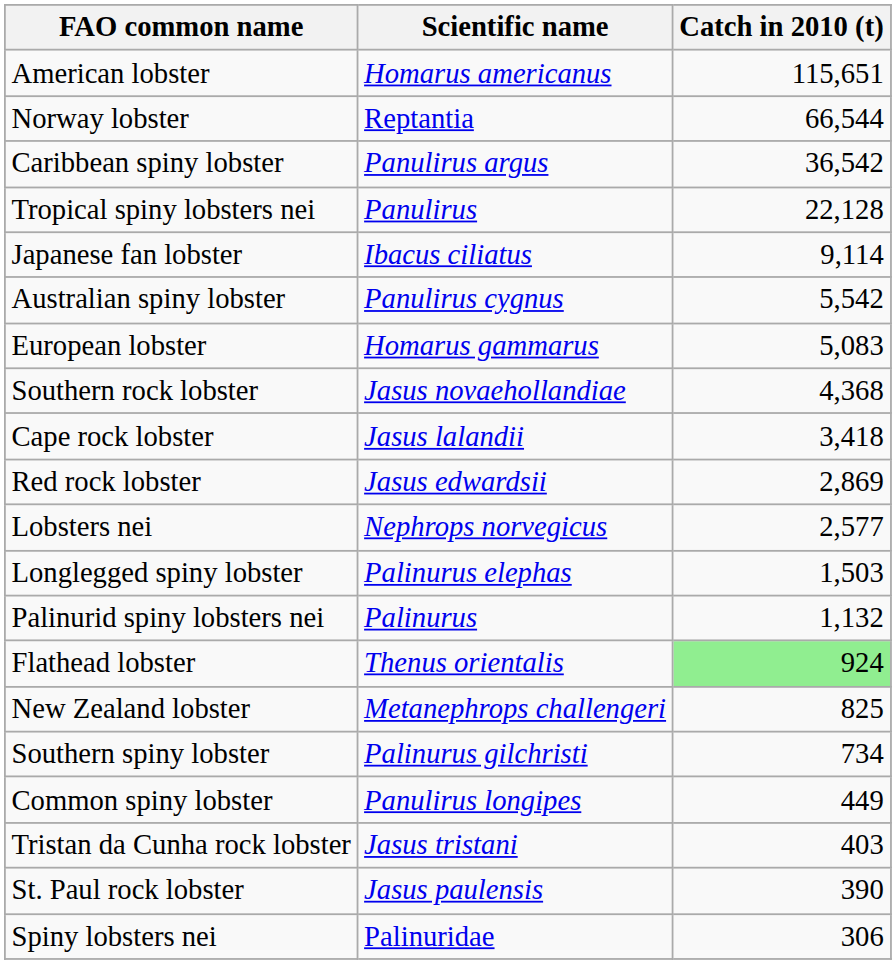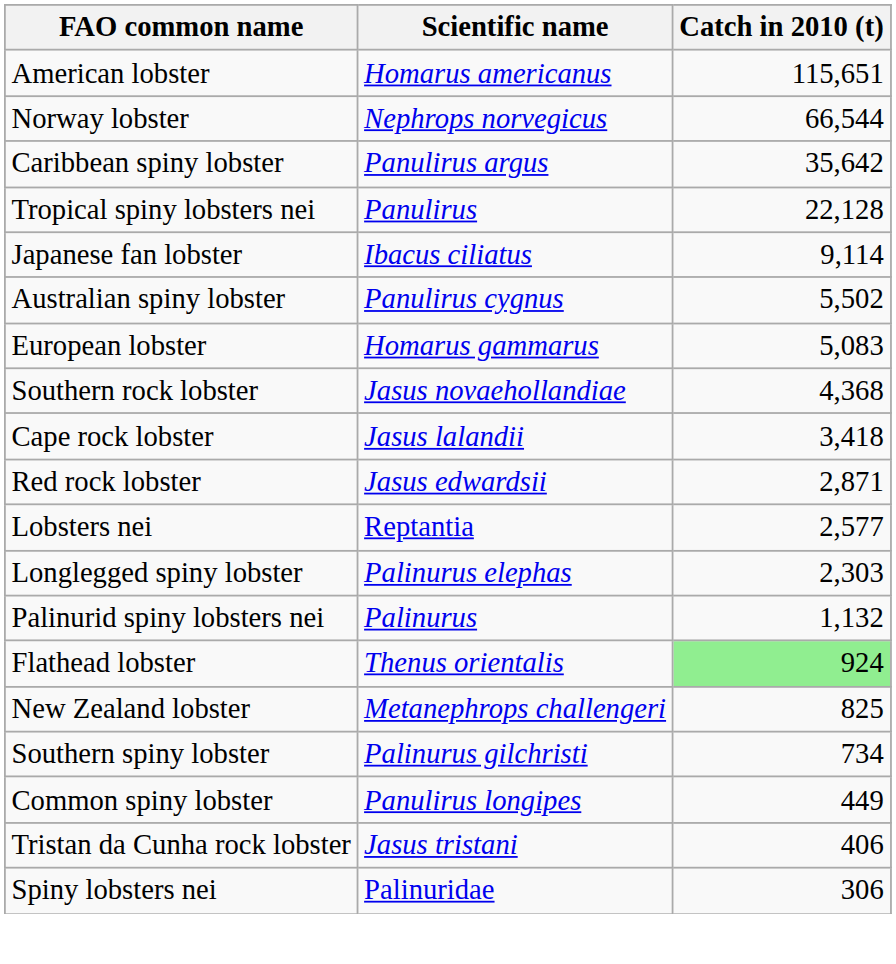(419, 118) Reptantia -> (486, 118) Nephrops norvegicus
(844, 163) 36,542 -> (844, 163) 35,642
(852, 299) 5,542 -> (852, 299) 5,502
(852, 481) 2,869 -> (852, 481) 2,871
(486, 526) Nephrops norvegicus -> (419, 526) Reptantia
(852, 572) 1,503 -> (852, 572) 2,303
(862, 844) 403 -> (862, 844) 406
- row: (128, 890)
